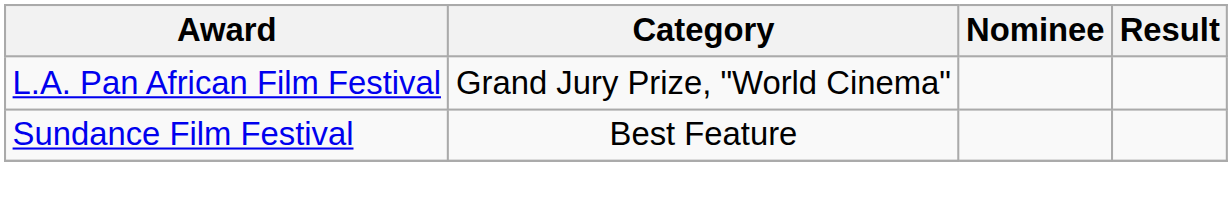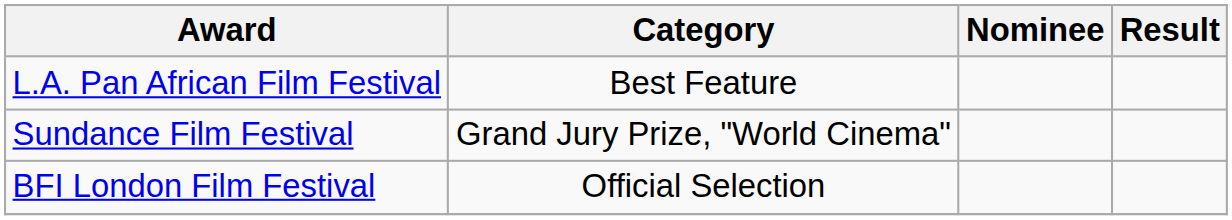(703, 82) Grand Jury Prize, "World Cinema" -> (703, 82) Best Feature
(703, 134) Best Feature -> (703, 134) Grand Jury Prize, "World Cinema"
+ row: (194, 186)
